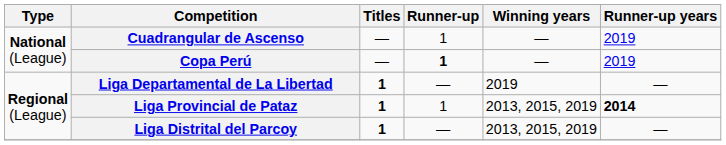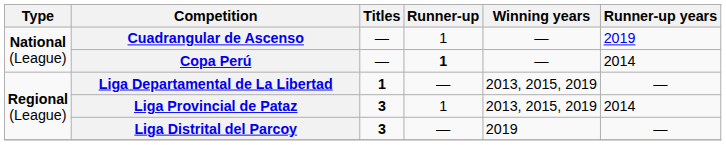(620, 61) 2019 -> (620, 61) 2014
(502, 84) 2019 -> (541, 84) 2013, 2015, 2019
(382, 106) 1 -> (382, 106) 3
(620, 106) bold -> (620, 106) normal
(382, 129) 1 -> (382, 129) 3
(541, 129) 2013, 2015, 2019 -> (502, 129) 2019
